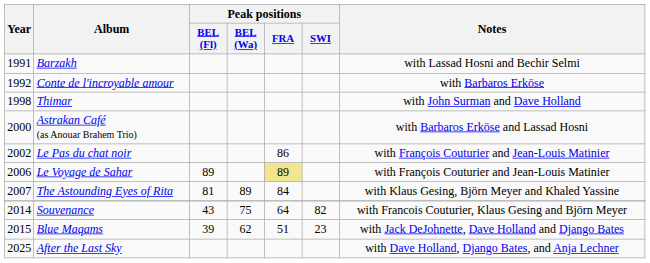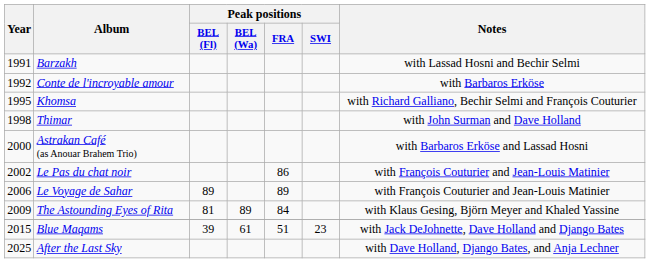+ row: (56, 101)
(283, 172) khaki background -> (283, 191) no background
(19, 191) 2007 -> (19, 210) 2009
- row: (65, 210)
(246, 229) 62 -> (246, 229) 61
